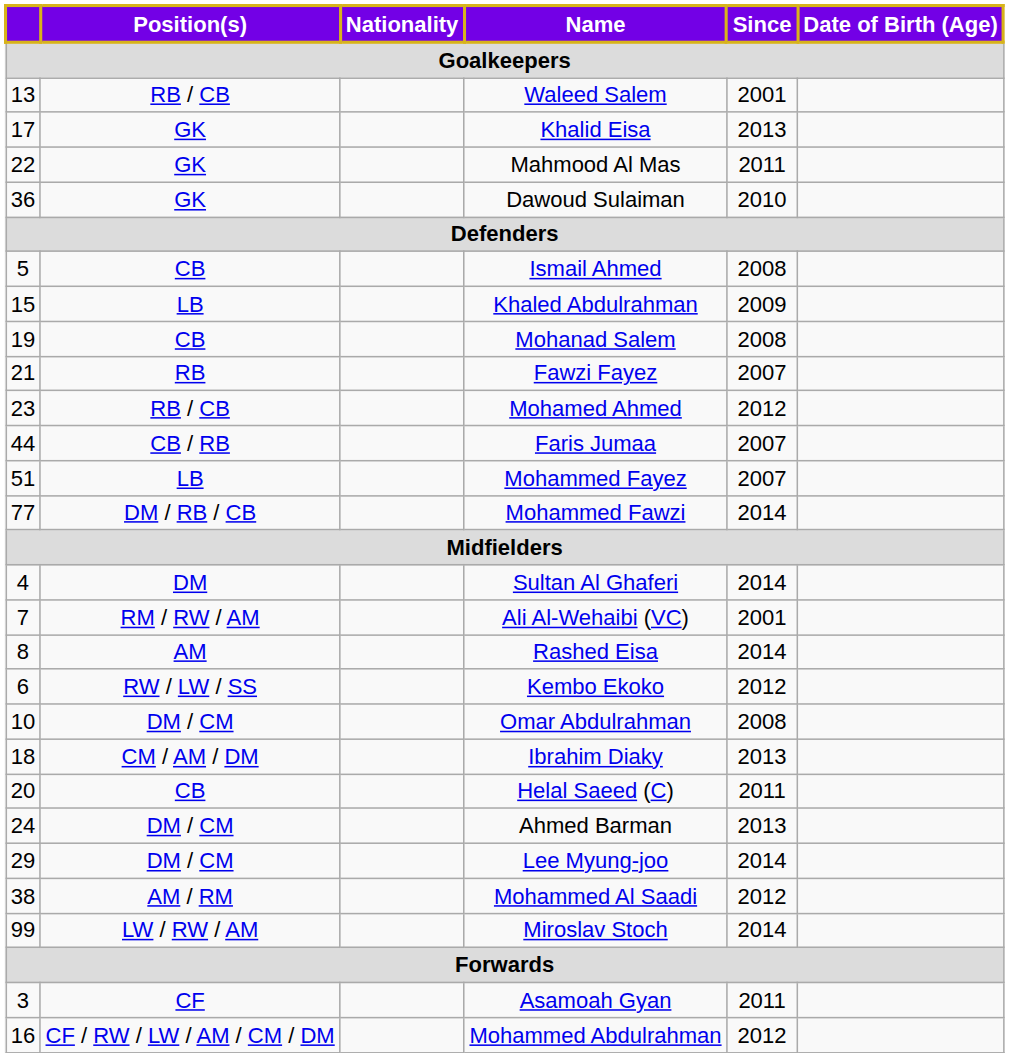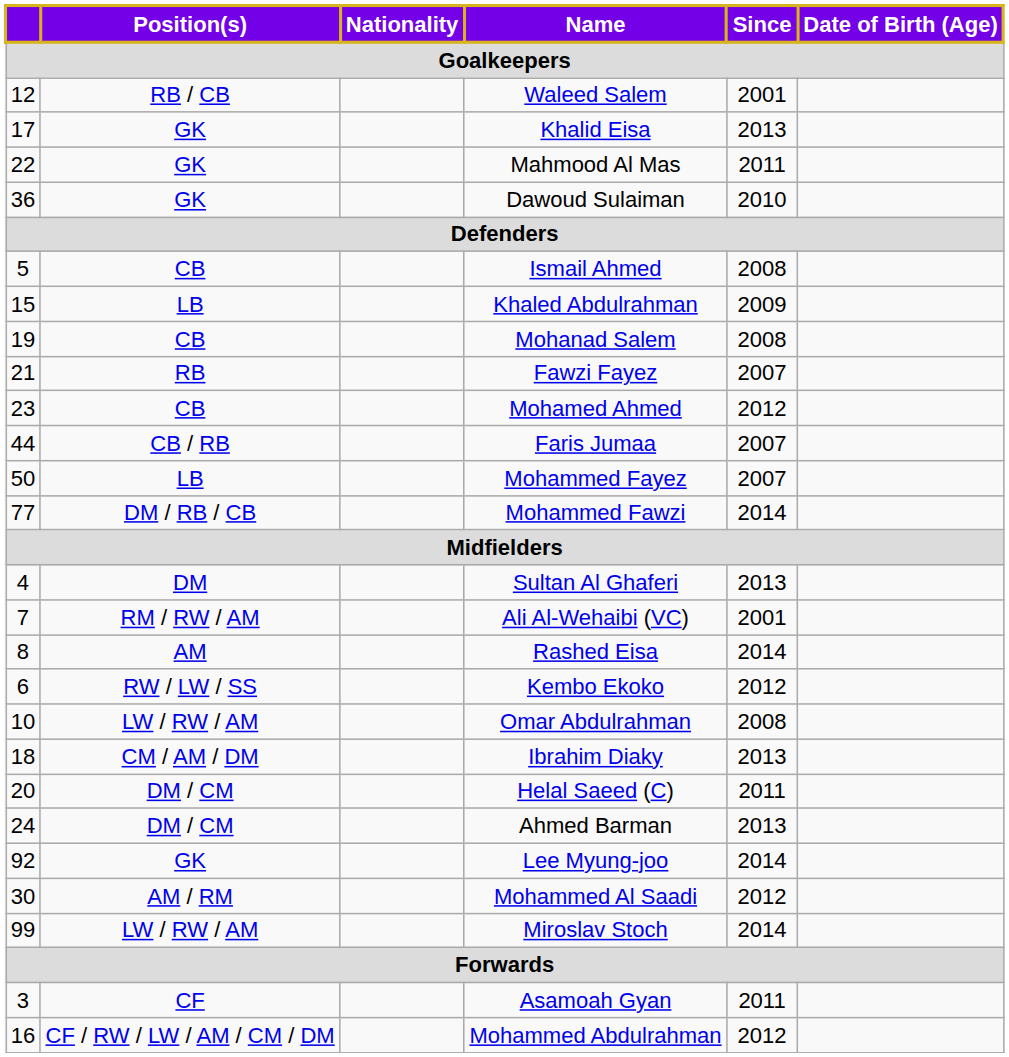(23, 95) 13 -> (23, 95) 12
(190, 409) RB / CB -> (190, 409) CB
(23, 478) 51 -> (23, 478) 50
(762, 583) 2014 -> (762, 583) 2013
(190, 722) DM / CM -> (190, 722) LW / RW / AM
(190, 791) CB -> (190, 791) DM / CM
(23, 861) 29 -> (23, 861) 92
(190, 861) DM / CM -> (190, 861) GK
(23, 896) 38 -> (23, 896) 30
